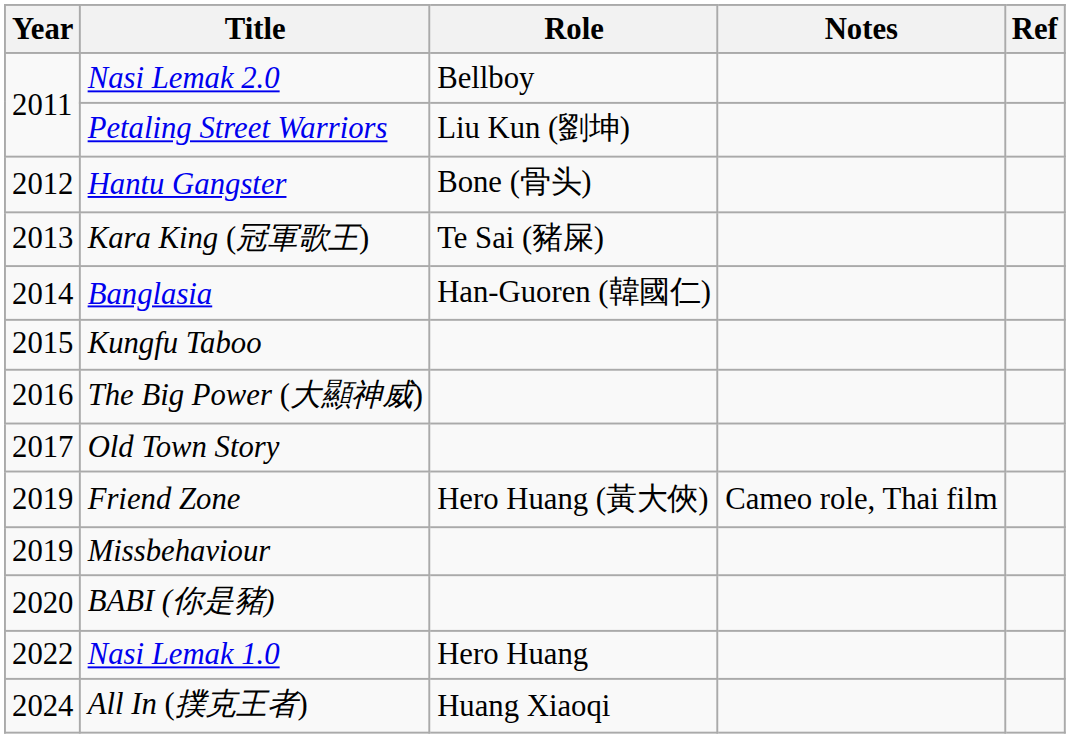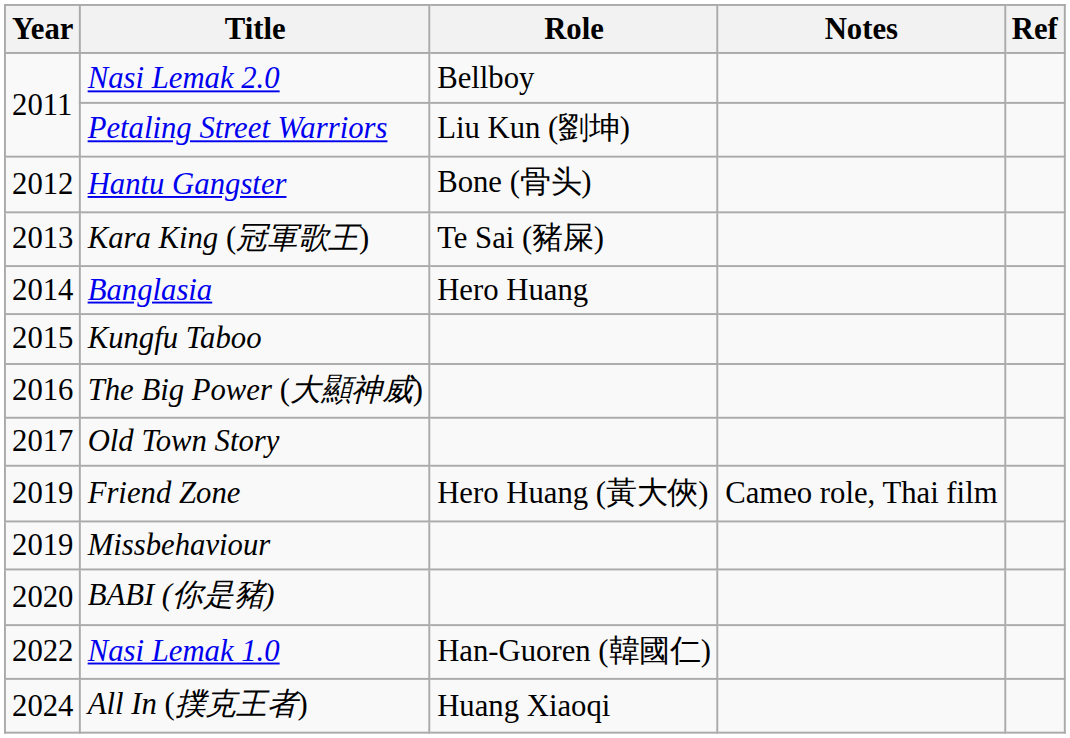(574, 291) Han-Guoren (韓國仁) -> (513, 289) Hero Huang
(513, 653) Hero Huang -> (574, 649) Han-Guoren (韓國仁)
